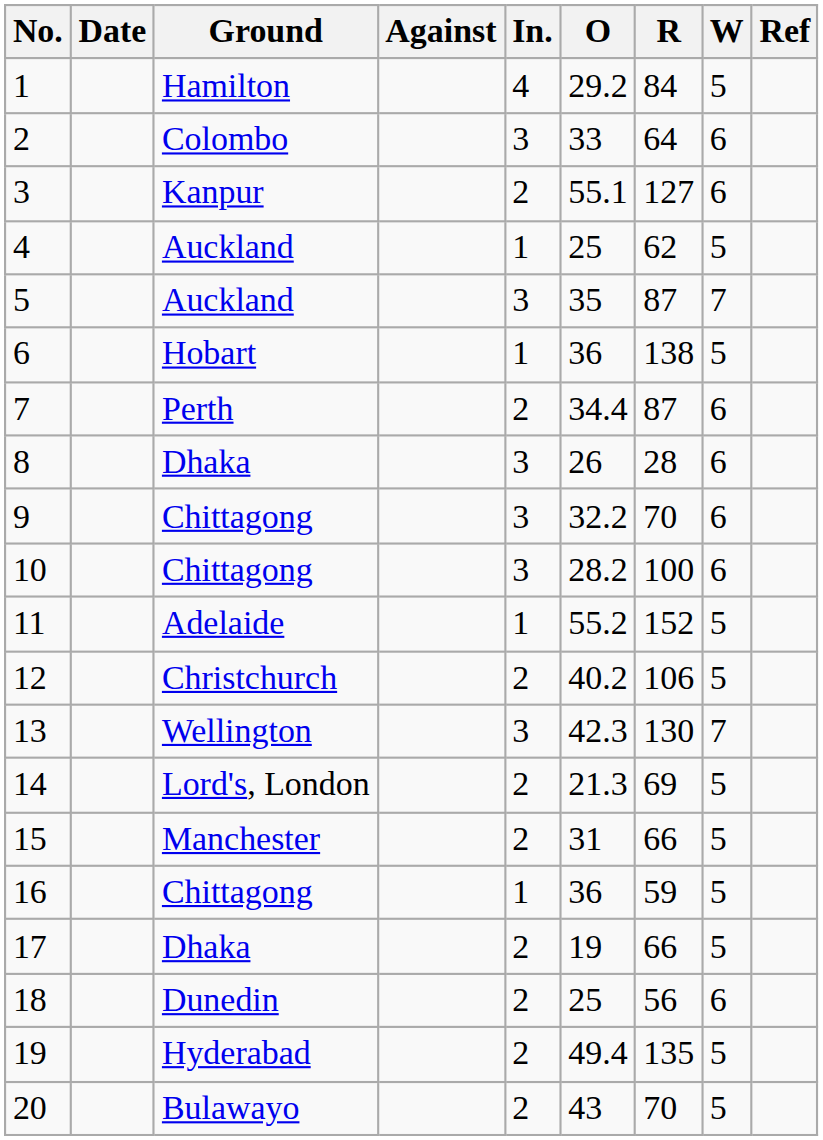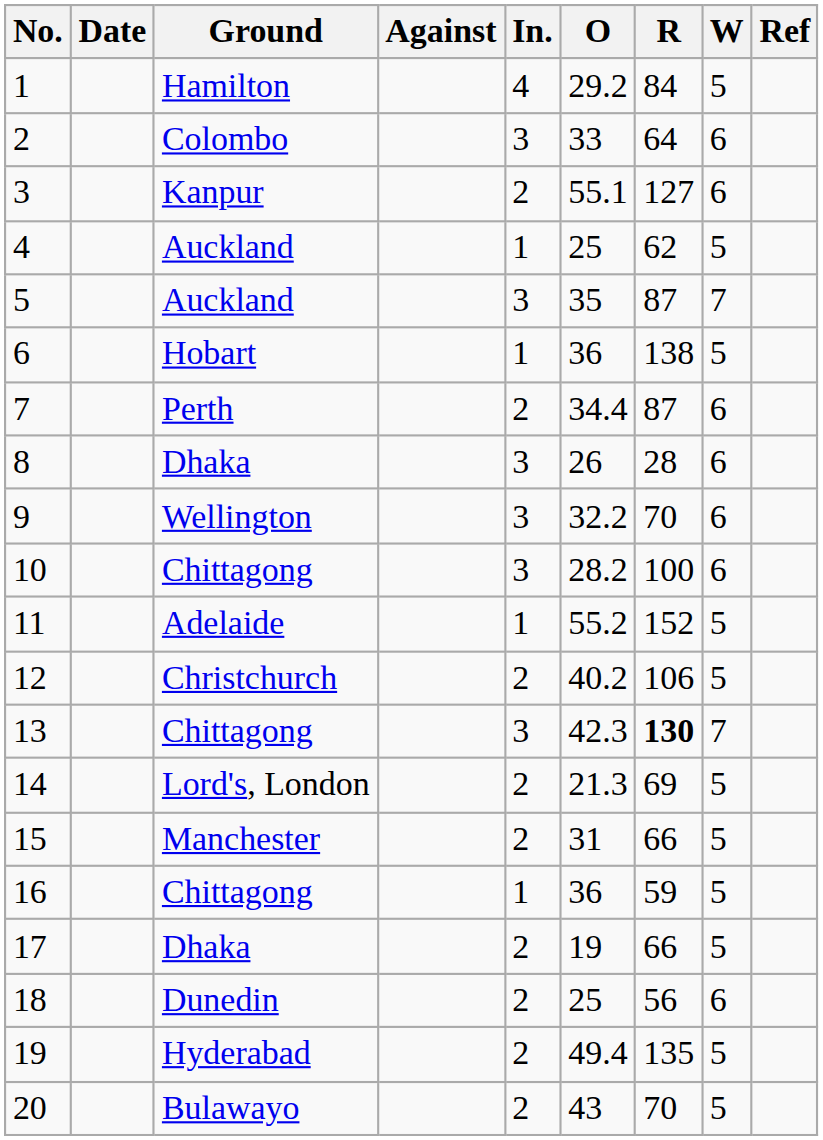(237, 515) Chittagong -> (237, 515) Wellington
(237, 730) Wellington -> (237, 730) Chittagong
(669, 730) normal -> (669, 730) bold
